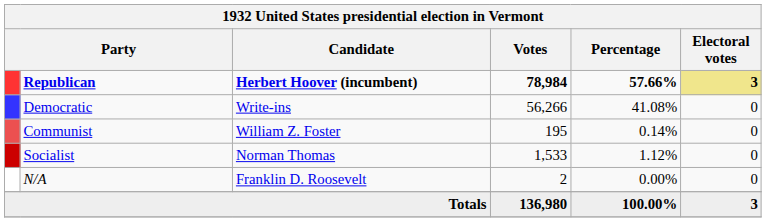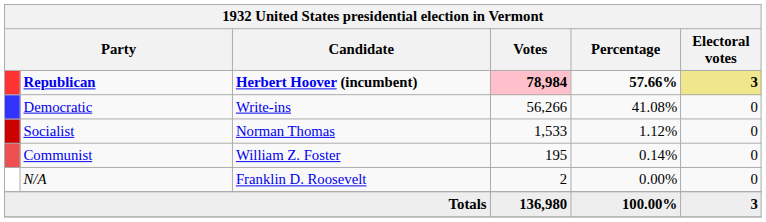(547, 82) no background -> (547, 82) pink background
rows swapped: (49, 155) <-> (58, 131)
